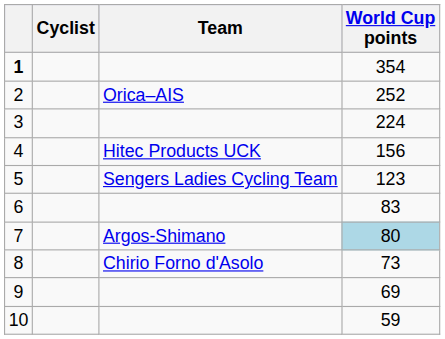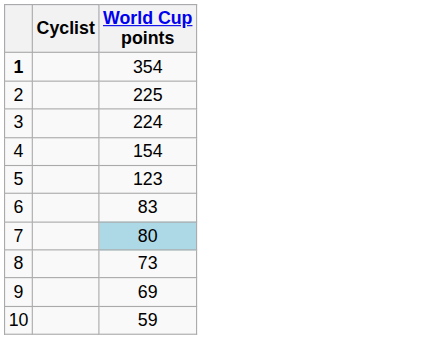- column: (220, 28)
(391, 94) 252 -> (148, 94) 225
(391, 151) 156 -> (148, 151) 154
